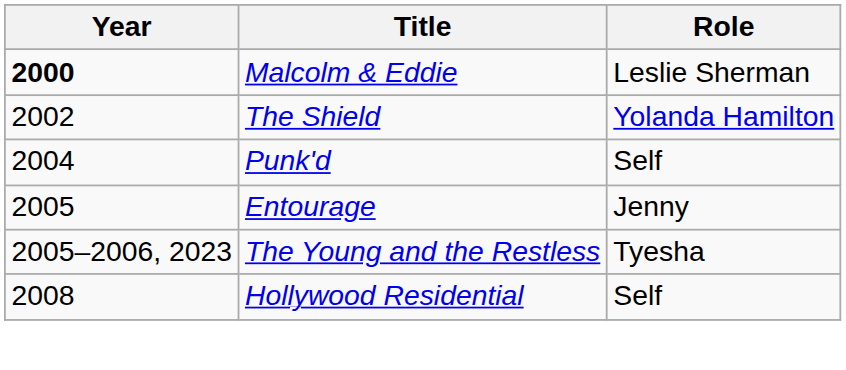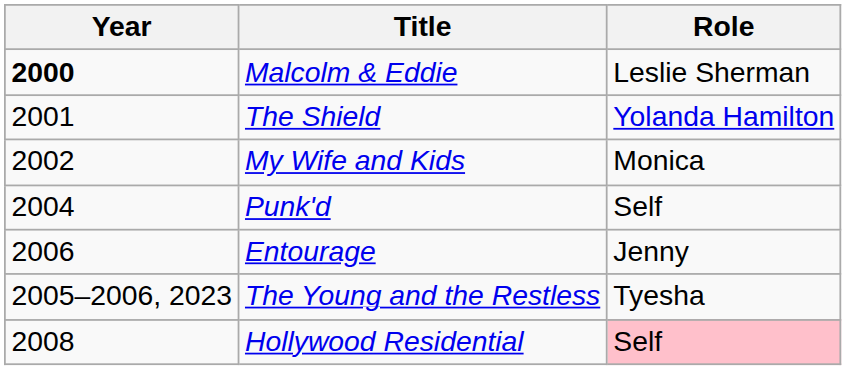(43, 116) 2002 -> (43, 116) 2001
+ row: (355, 161)
(43, 206) 2005 -> (43, 251) 2006
(638, 296) no background -> (638, 341) pink background
